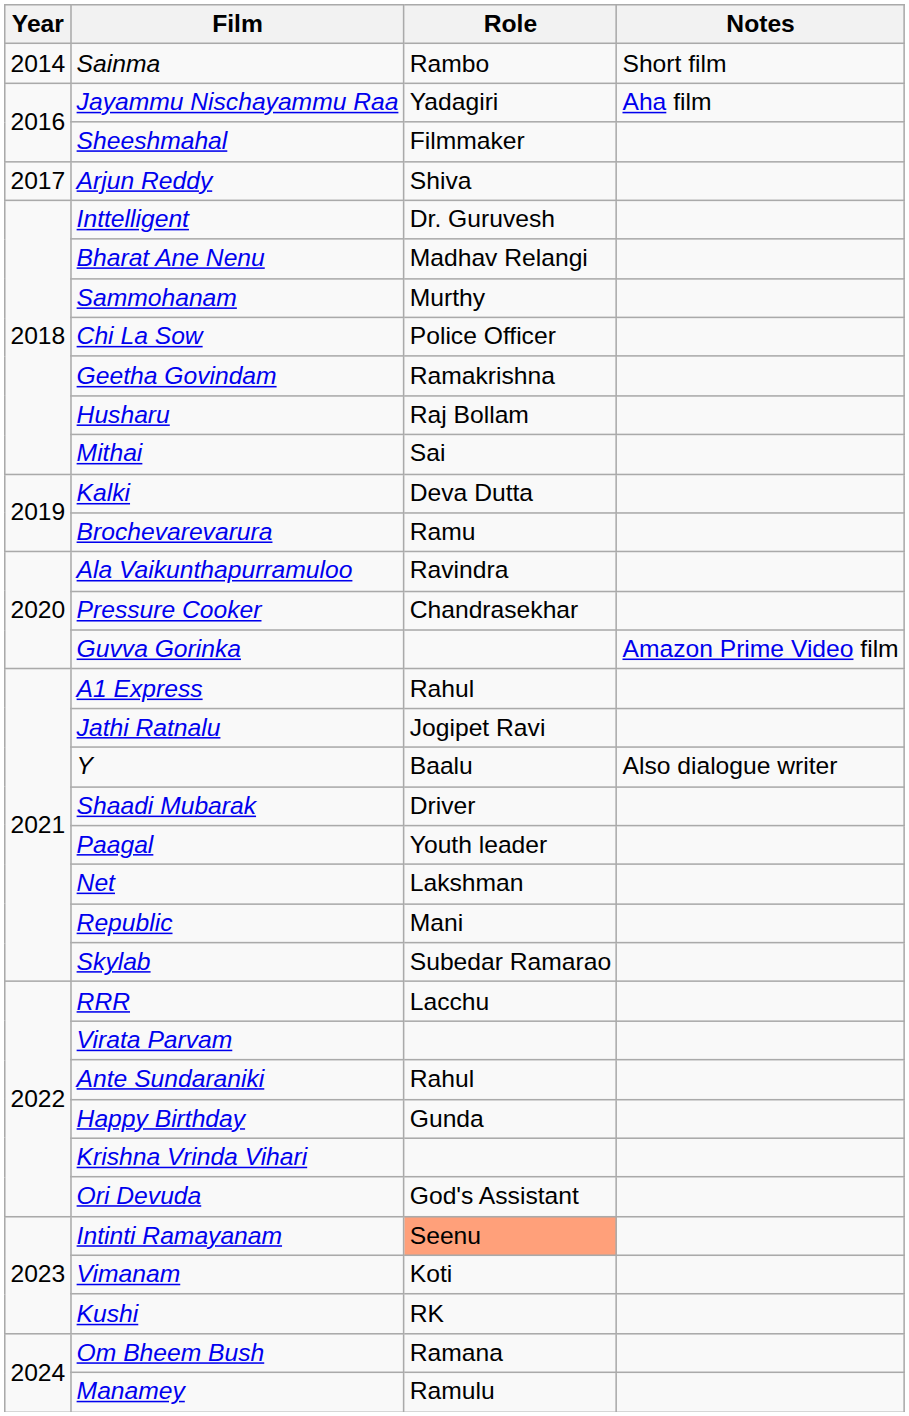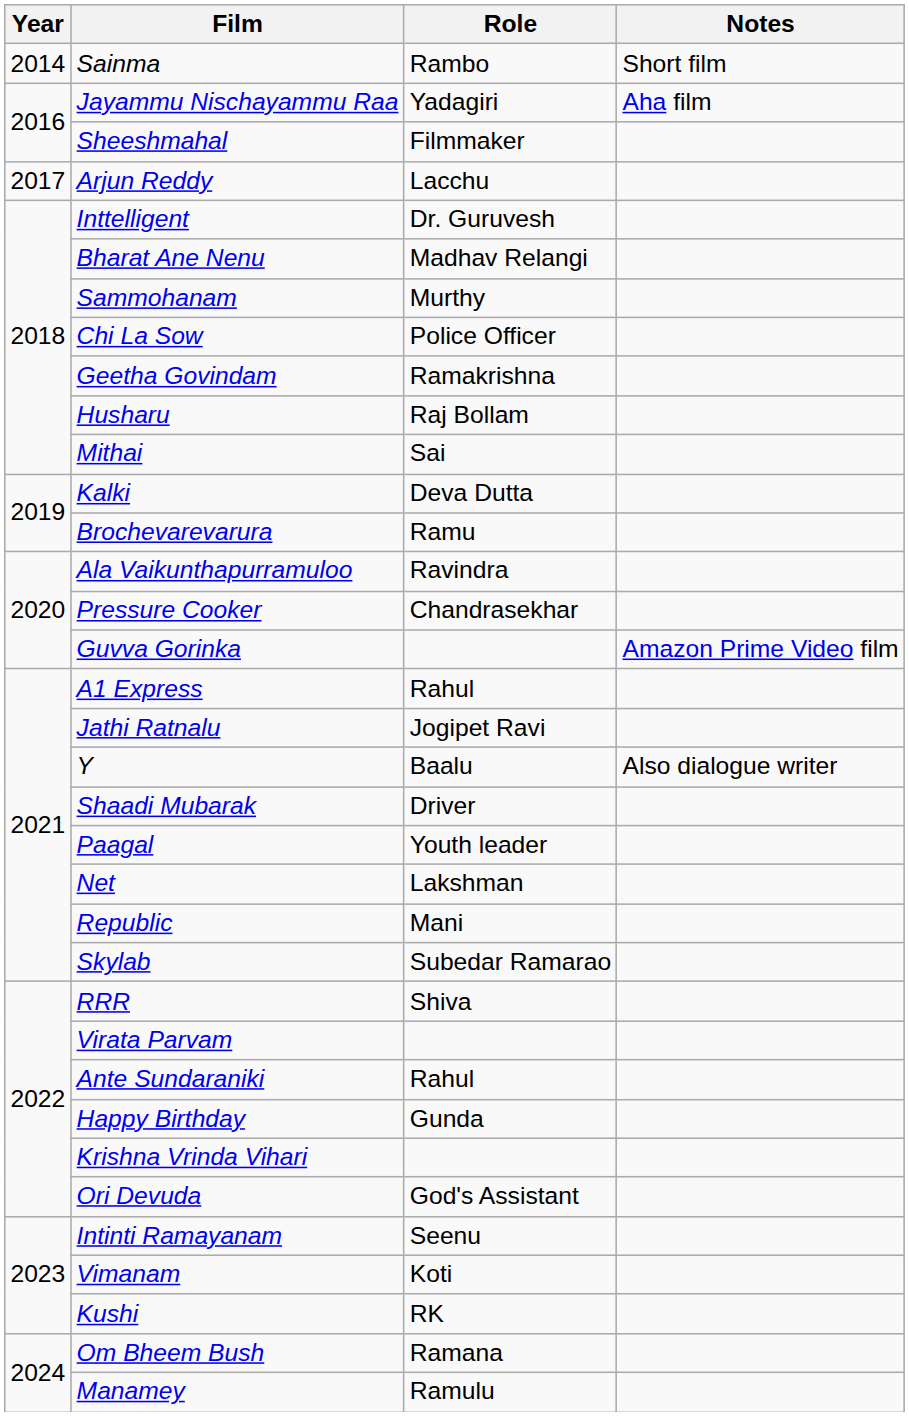(441, 180) Shiva -> (449, 180) Lacchu
(449, 1000) Lacchu -> (441, 1000) Shiva
(445, 1235) lightsalmon background -> (445, 1235) no background
